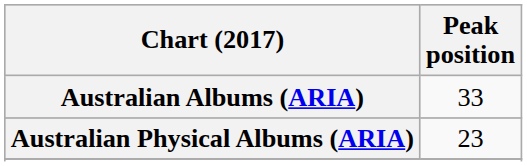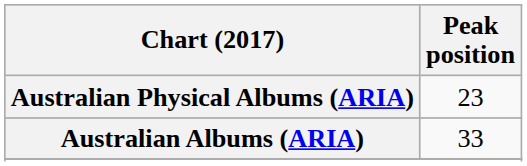rows swapped: (212, 96) <-> (212, 138)
